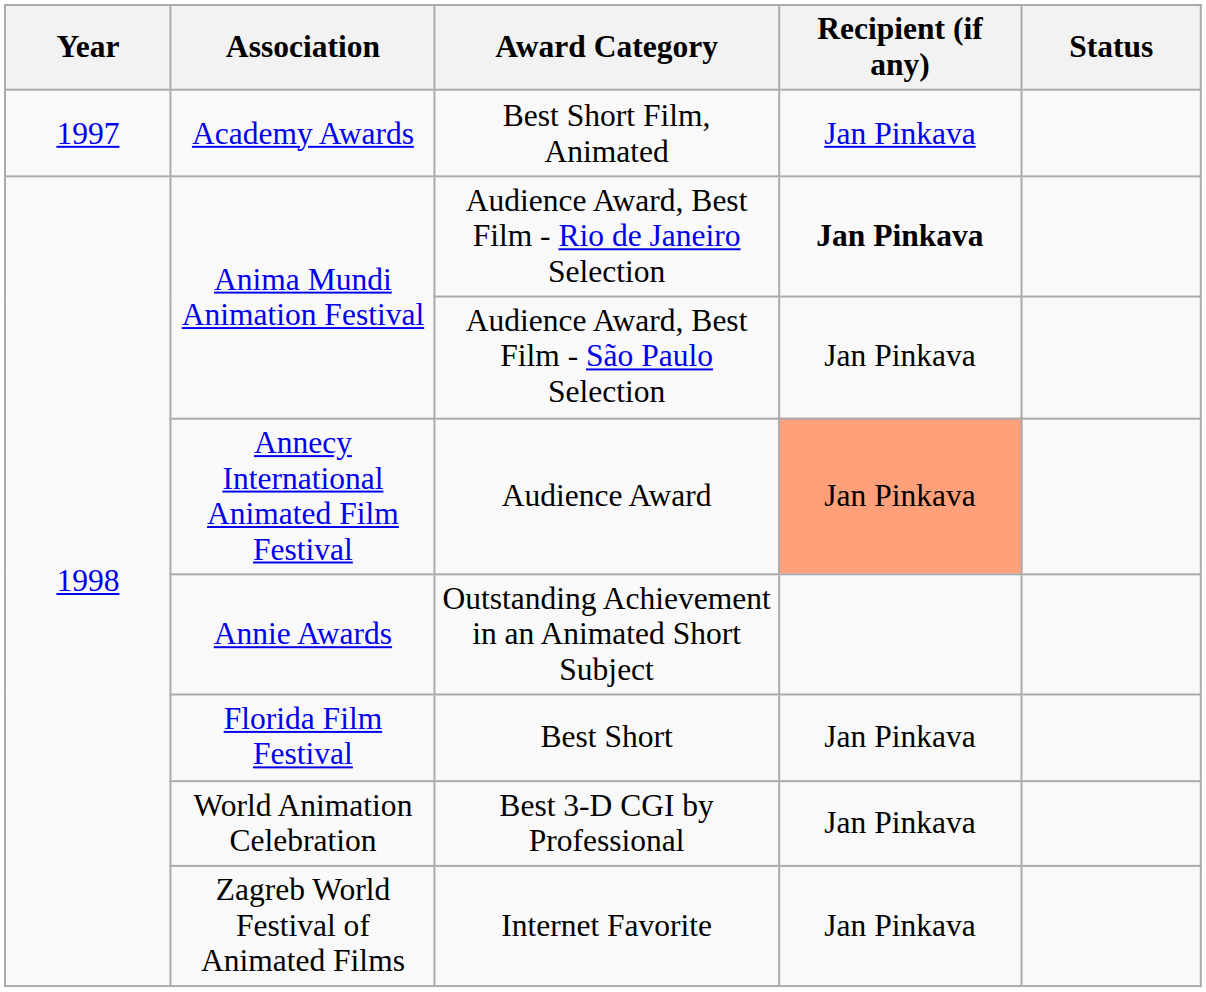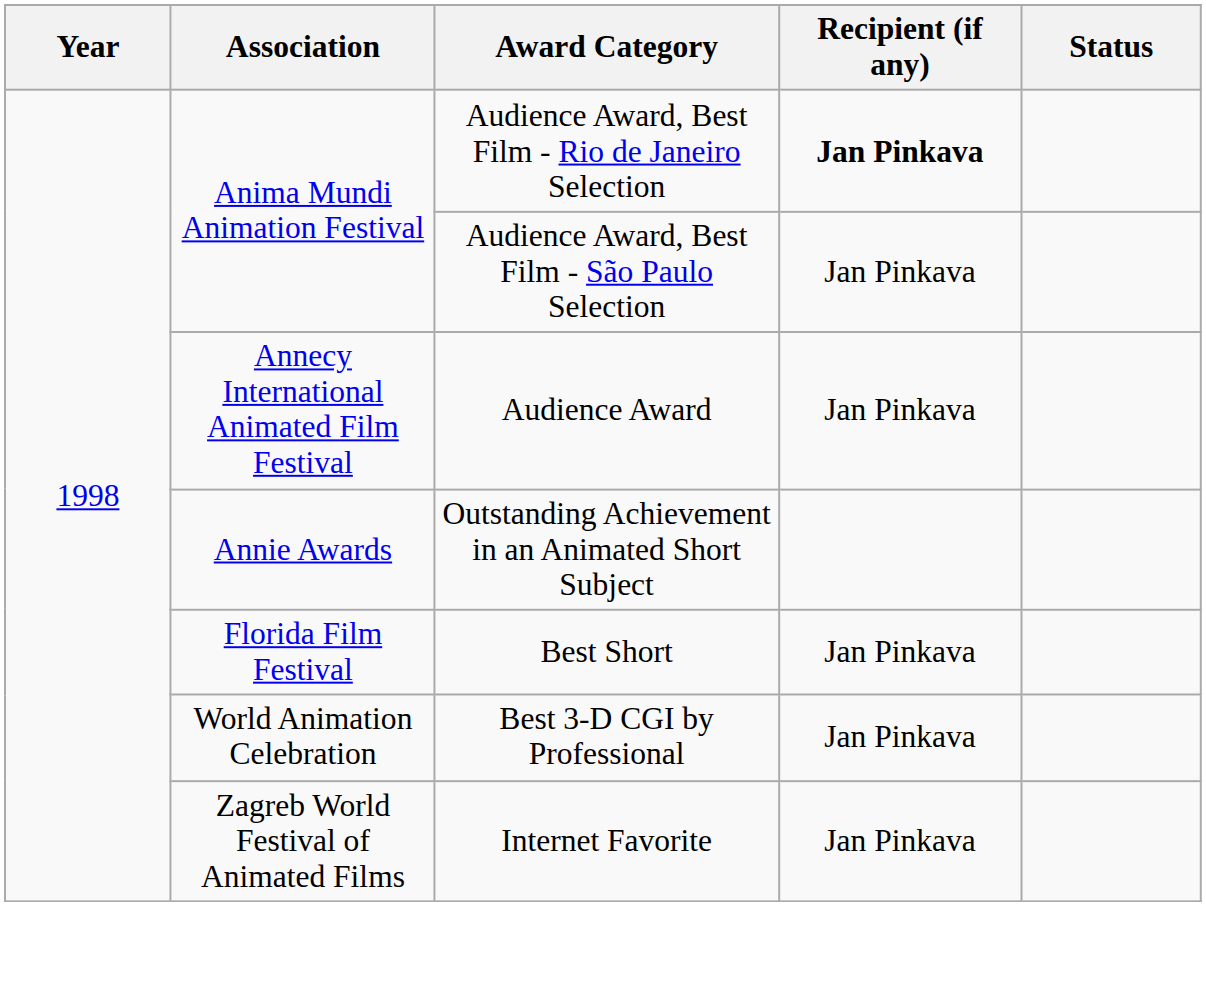- row: (607, 132)
(900, 495) lightsalmon background -> (900, 409) no background
